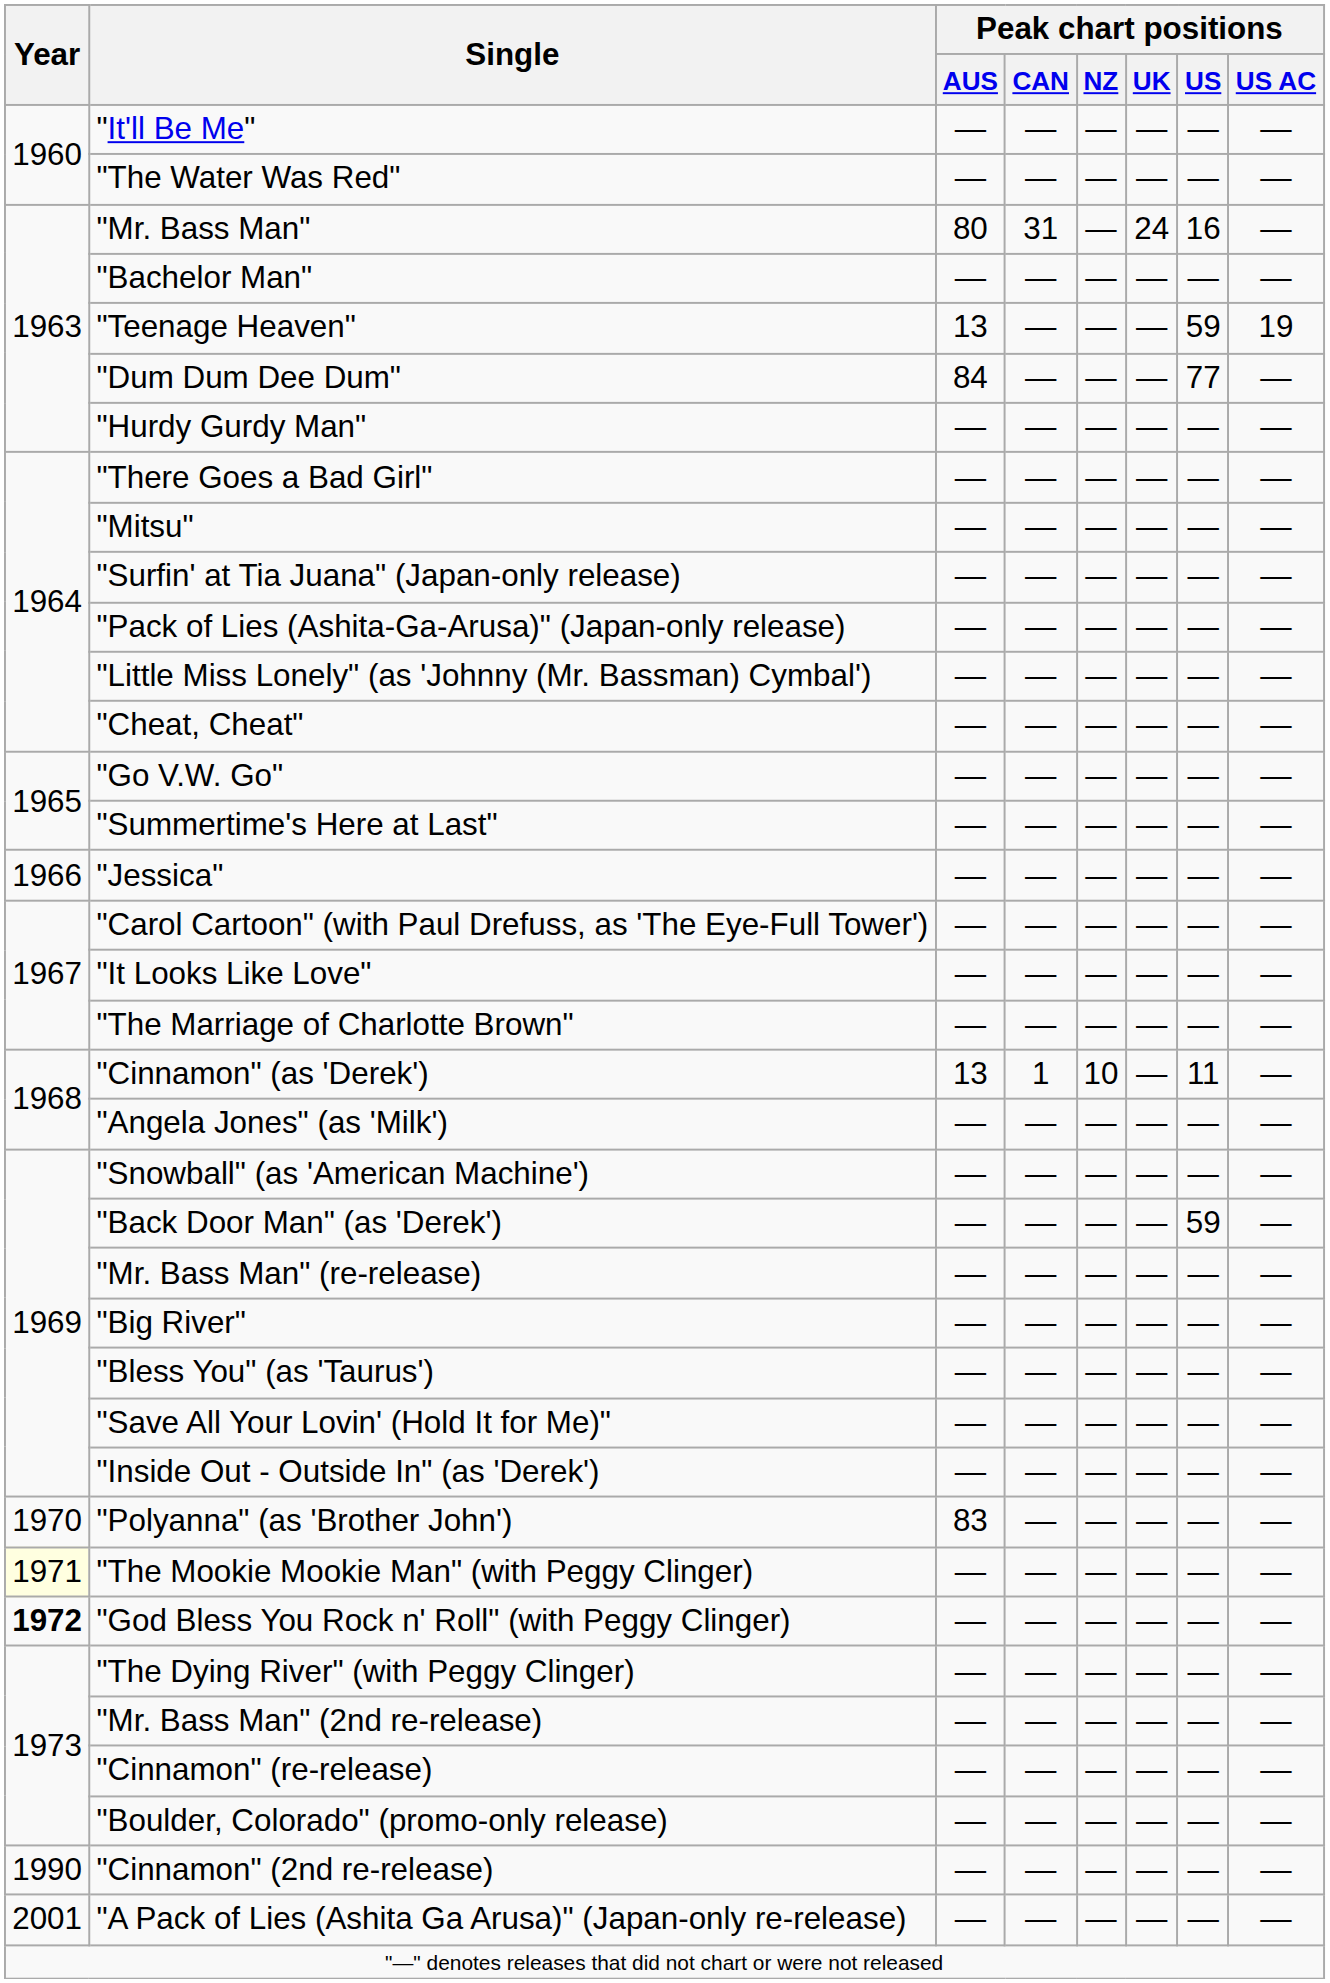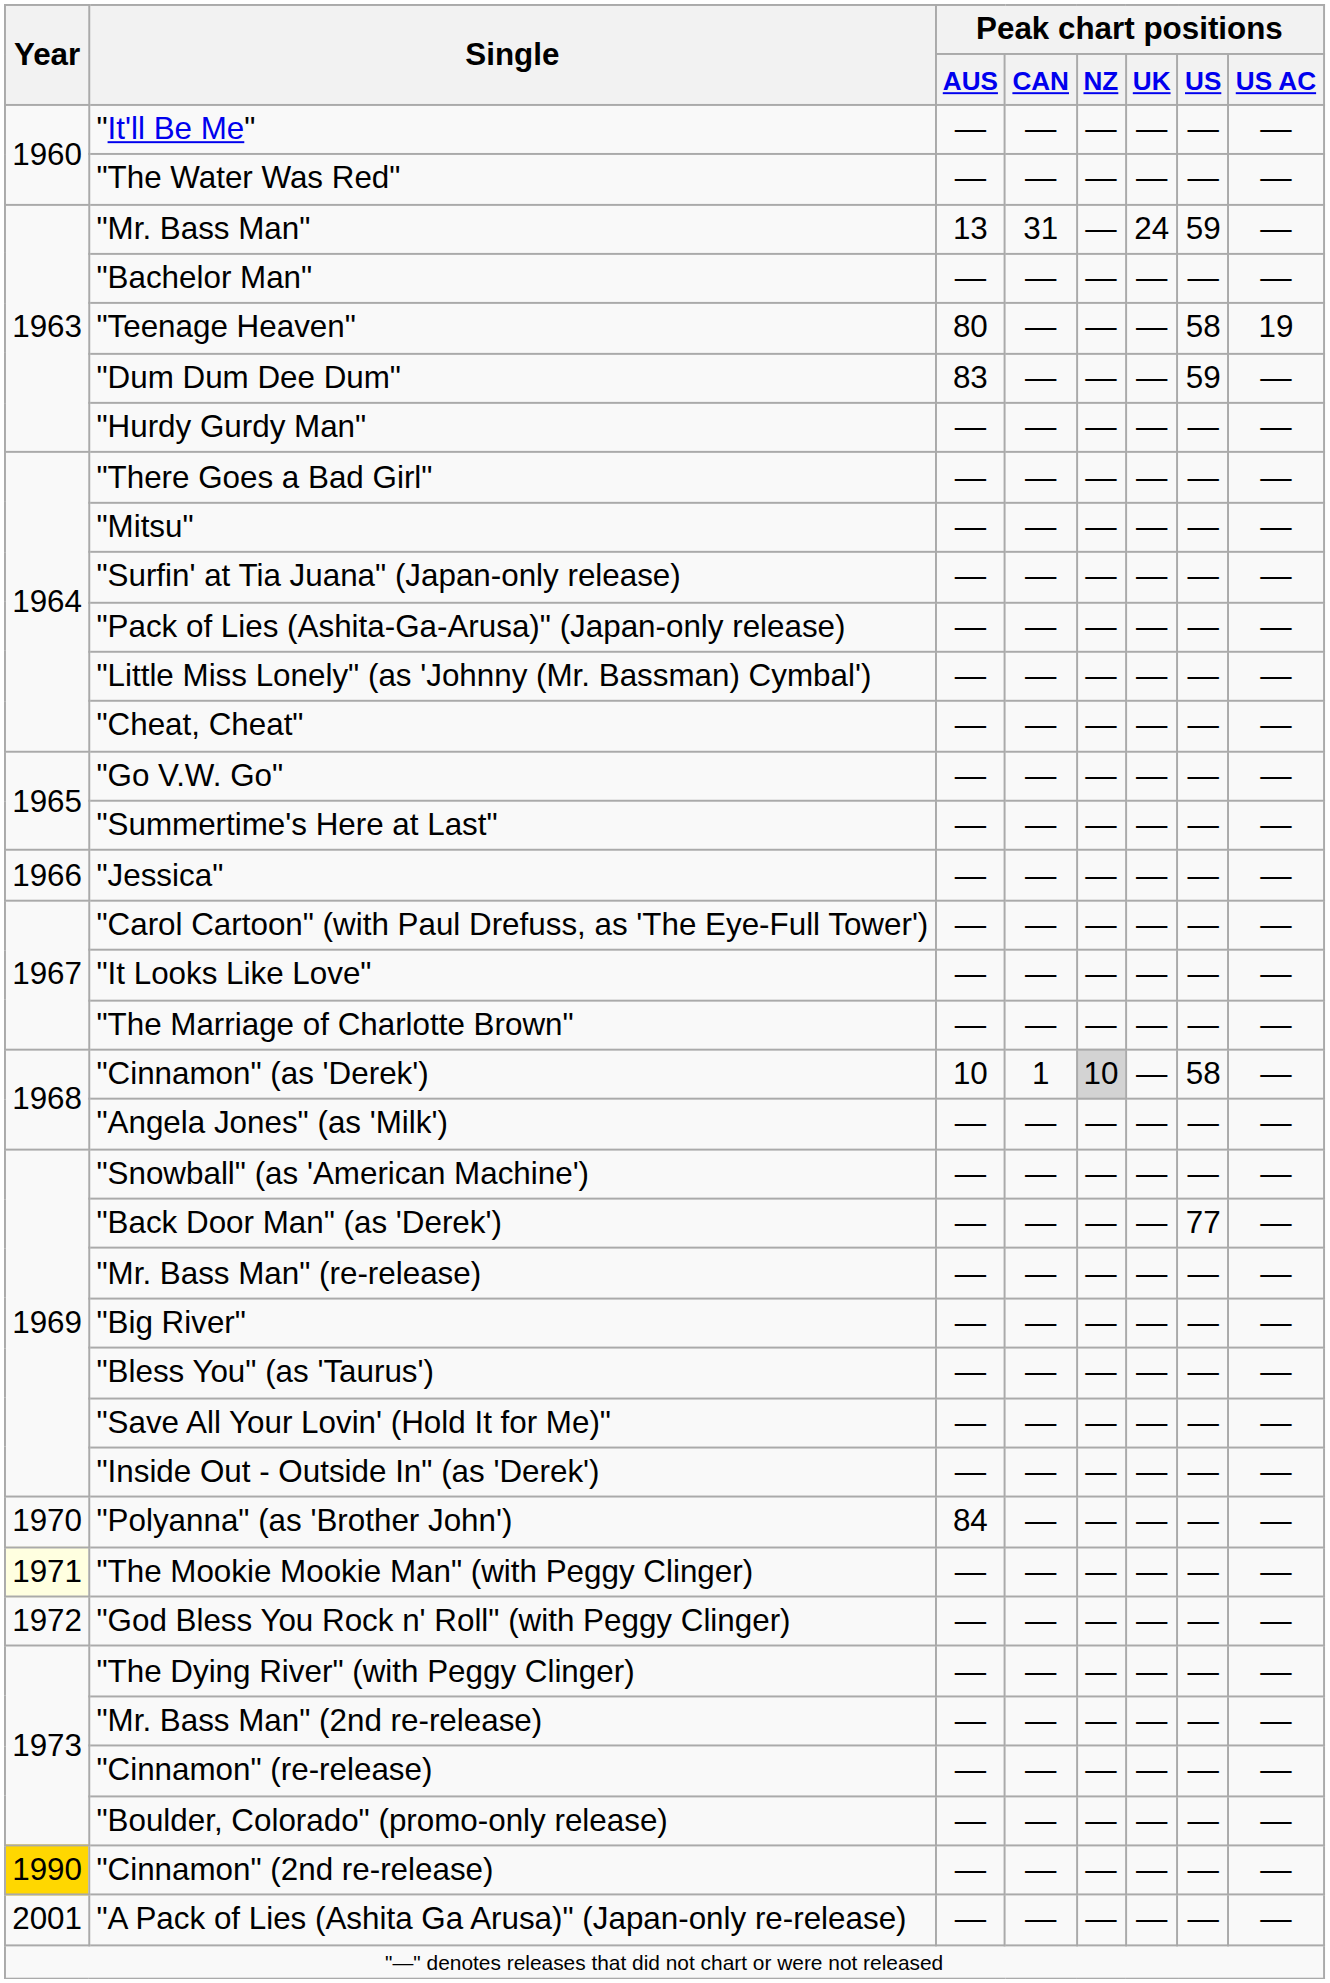(970, 228) 80 -> (970, 228) 13
(1203, 228) 16 -> (1203, 228) 59
(970, 327) 13 -> (970, 327) 80
(1203, 327) 59 -> (1203, 327) 58
(970, 377) 84 -> (970, 377) 83
(1203, 377) 77 -> (1203, 377) 59
(970, 1073) 13 -> (970, 1073) 10
(1101, 1073) no background -> (1101, 1073) lightgrey background
(1203, 1073) 11 -> (1203, 1073) 58
(1203, 1223) 59 -> (1203, 1223) 77
(970, 1521) 83 -> (970, 1521) 84
(47, 1620) bold -> (47, 1620) normal
(47, 1869) no background -> (47, 1869) gold background
